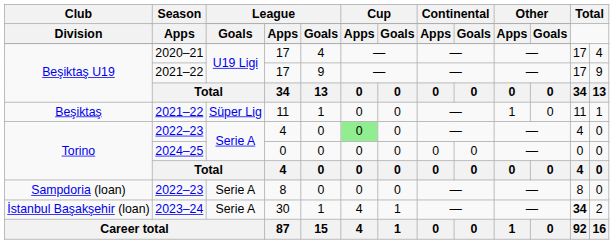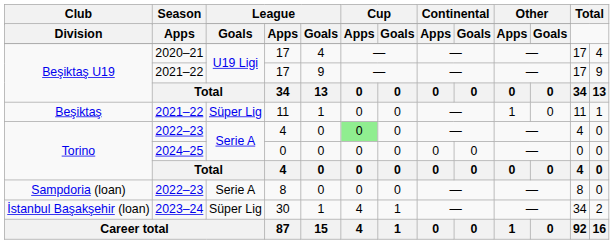(235, 209) Serie A -> (235, 209) Süper Lig
(580, 209) bold -> (580, 209) normal
